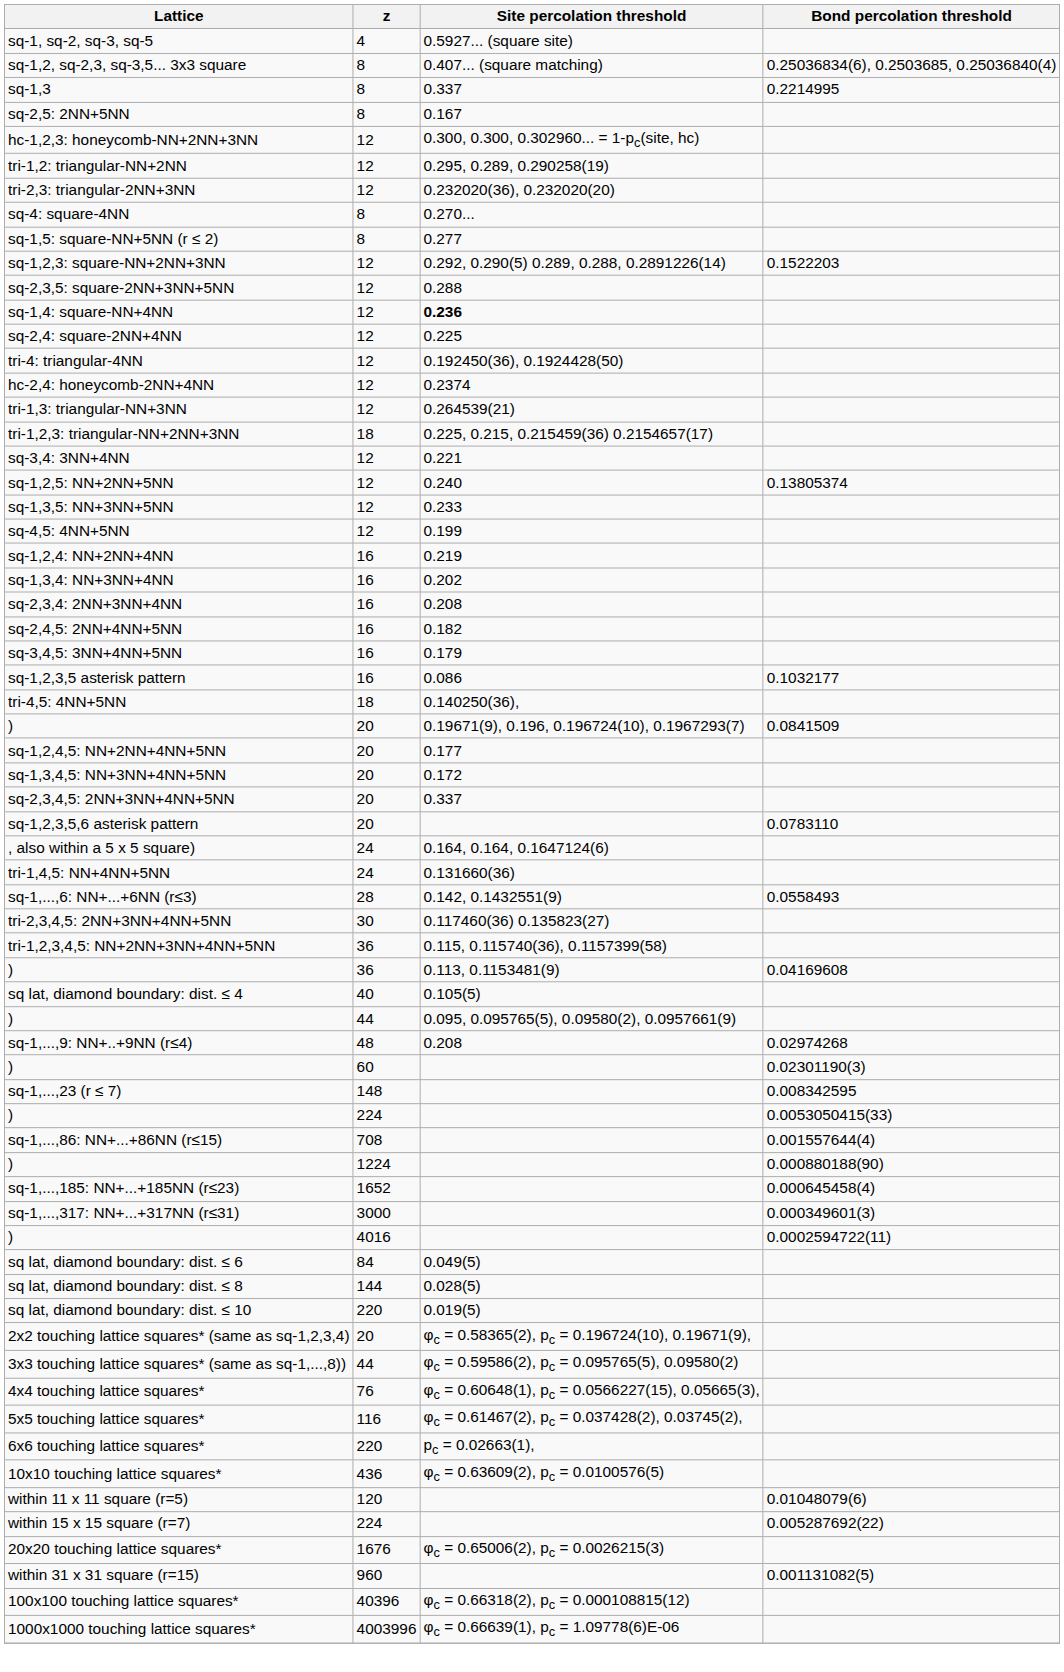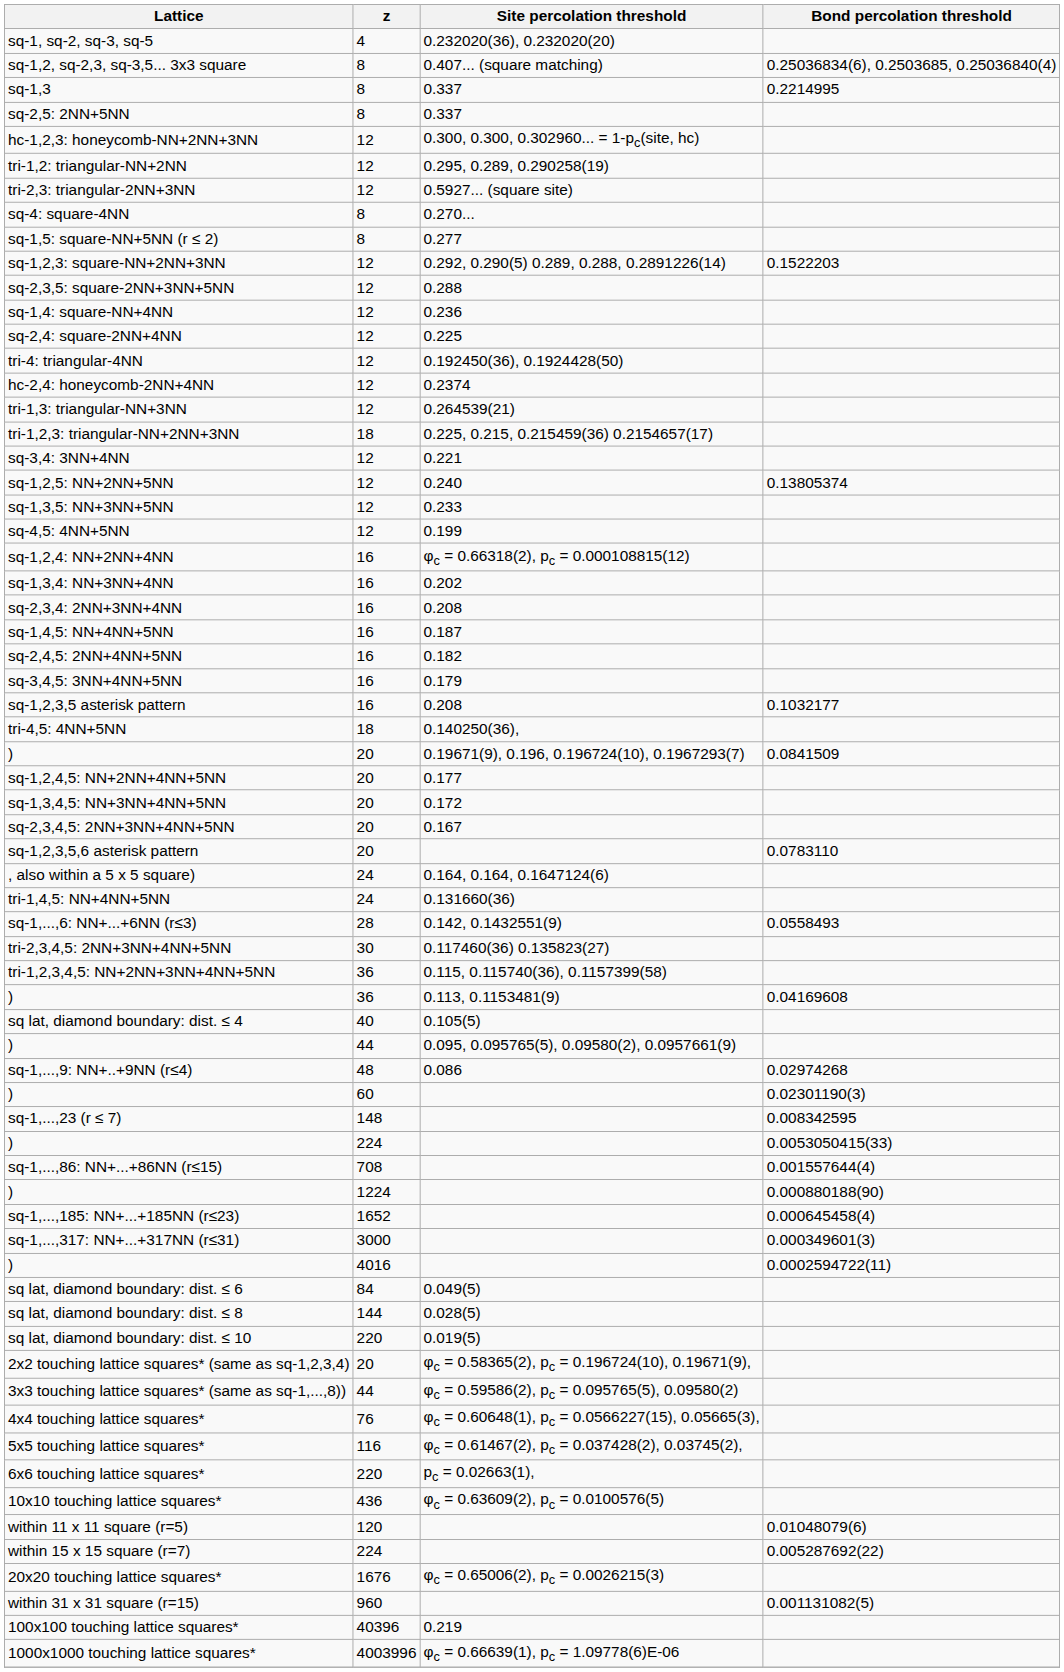(498, 41) 0.5927... (square site) -> (519, 41) 0.232020(36), 0.232020(20)
(443, 114) 0.167 -> (443, 114) 0.337
(519, 190) 0.232020(36), 0.232020(20) -> (498, 190) 0.5927... (square site)
(443, 312) bold -> (443, 312) normal
(443, 555) 0.219 -> (557, 557) φc = 0.66318(2), pc = 0.000108815(12)
+ row: (91, 631)
(443, 677) 0.086 -> (443, 704) 0.208
(443, 799) 0.337 -> (443, 826) 0.167
(443, 1042) 0.208 -> (443, 1070) 0.086
(557, 1602) φc = 0.66318(2), pc = 0.000108815(12) -> (443, 1627) 0.219
